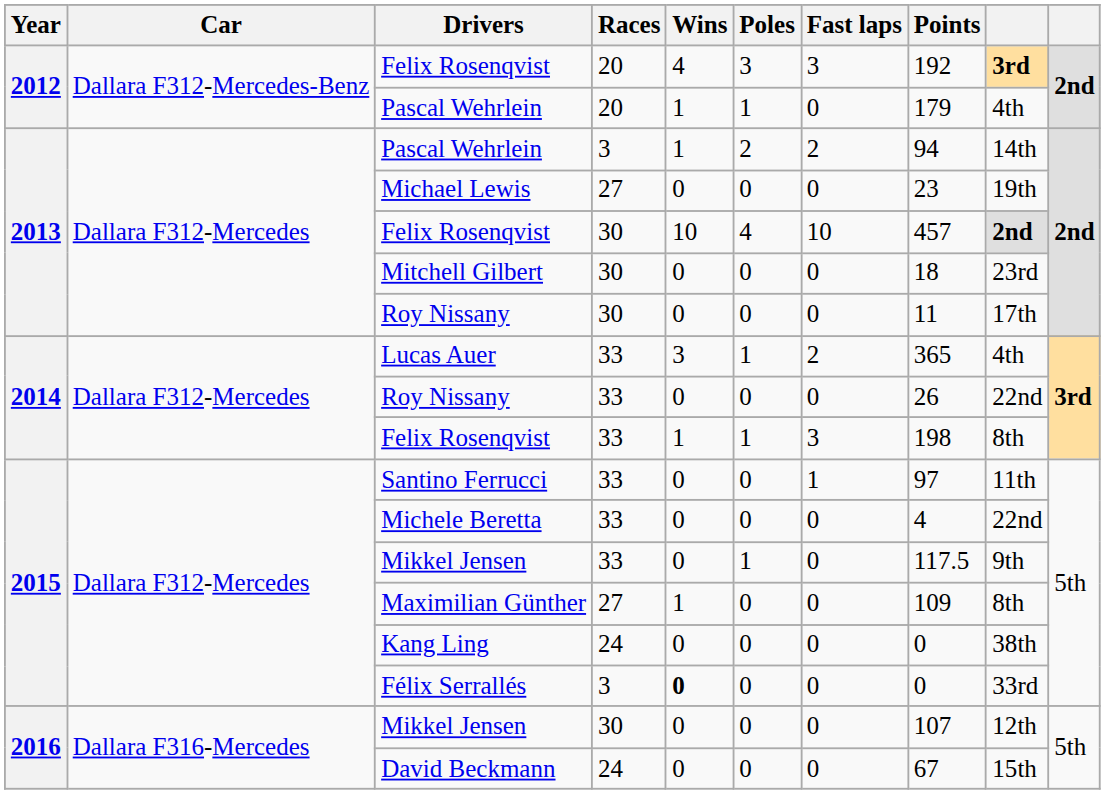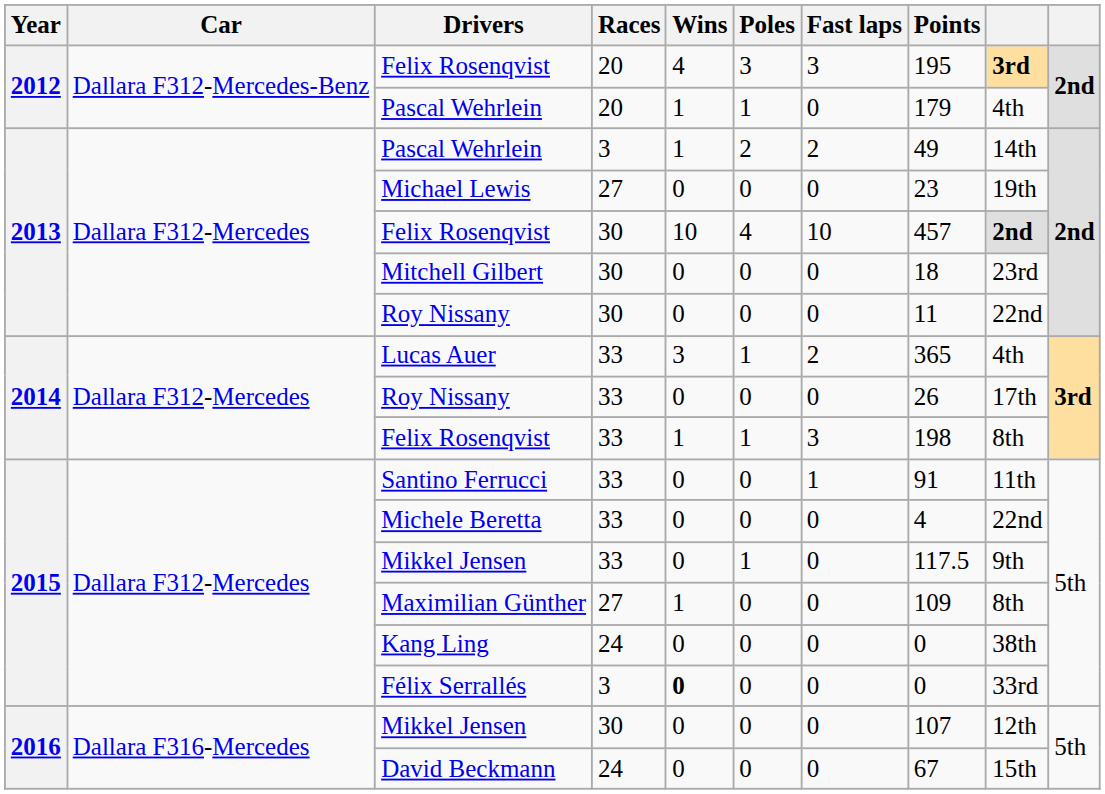(933, 66) 192 -> (933, 66) 195
(926, 148) 94 -> (926, 148) 49
(1015, 313) 17th -> (1017, 313) 22nd
(1017, 396) 22nd -> (1015, 396) 17th
(926, 478) 97 -> (926, 478) 91
